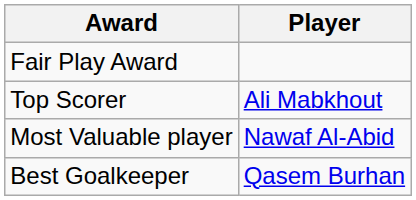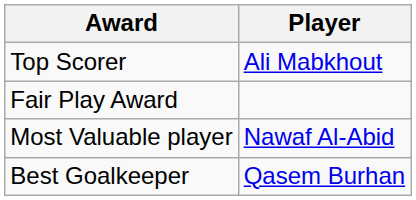rows swapped: (94, 61) <-> (68, 99)
